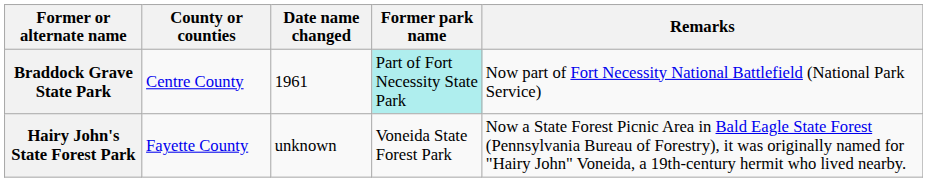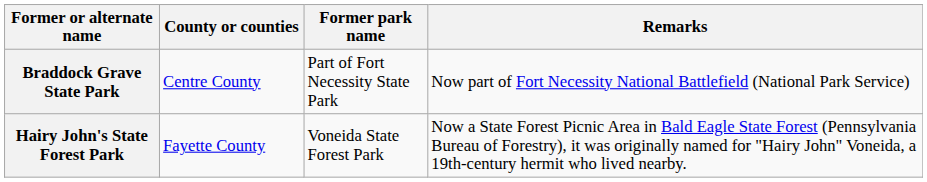- column: (321, 27)
(427, 81) paleturquoise background -> (359, 81) no background
